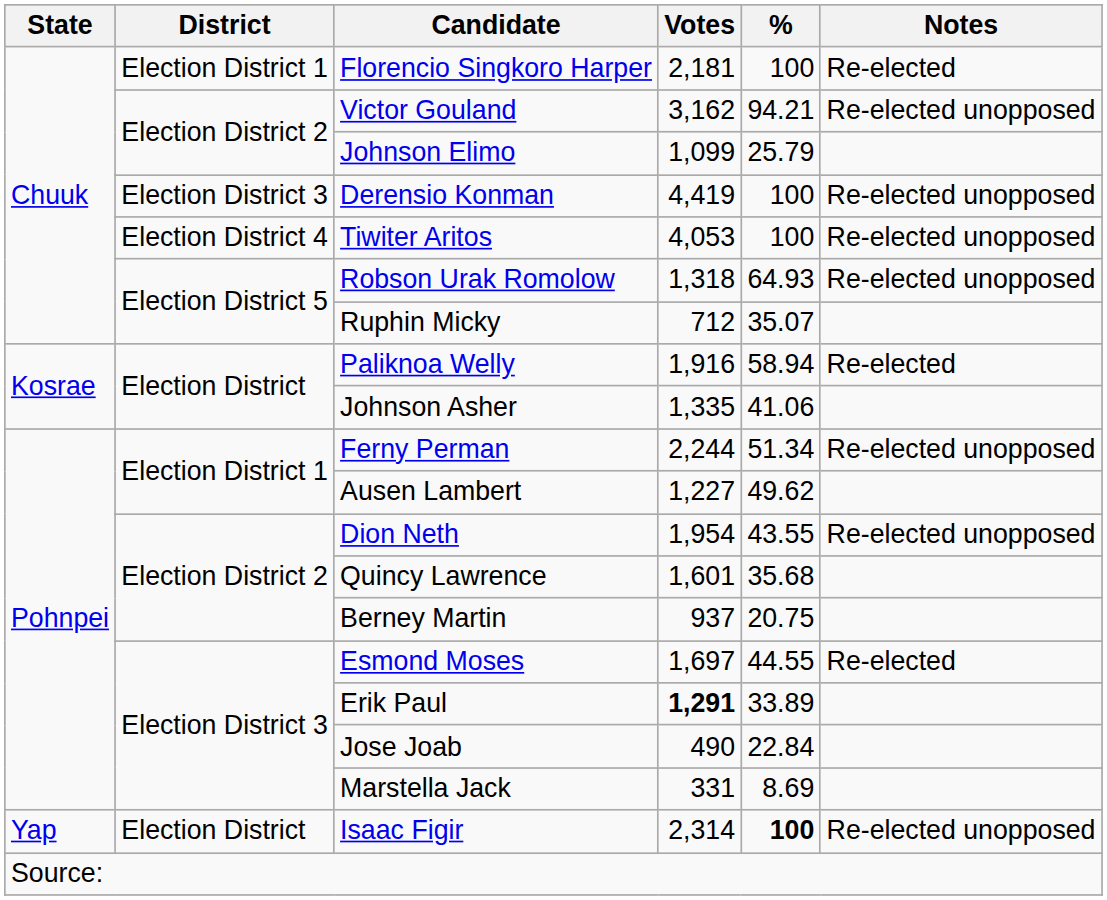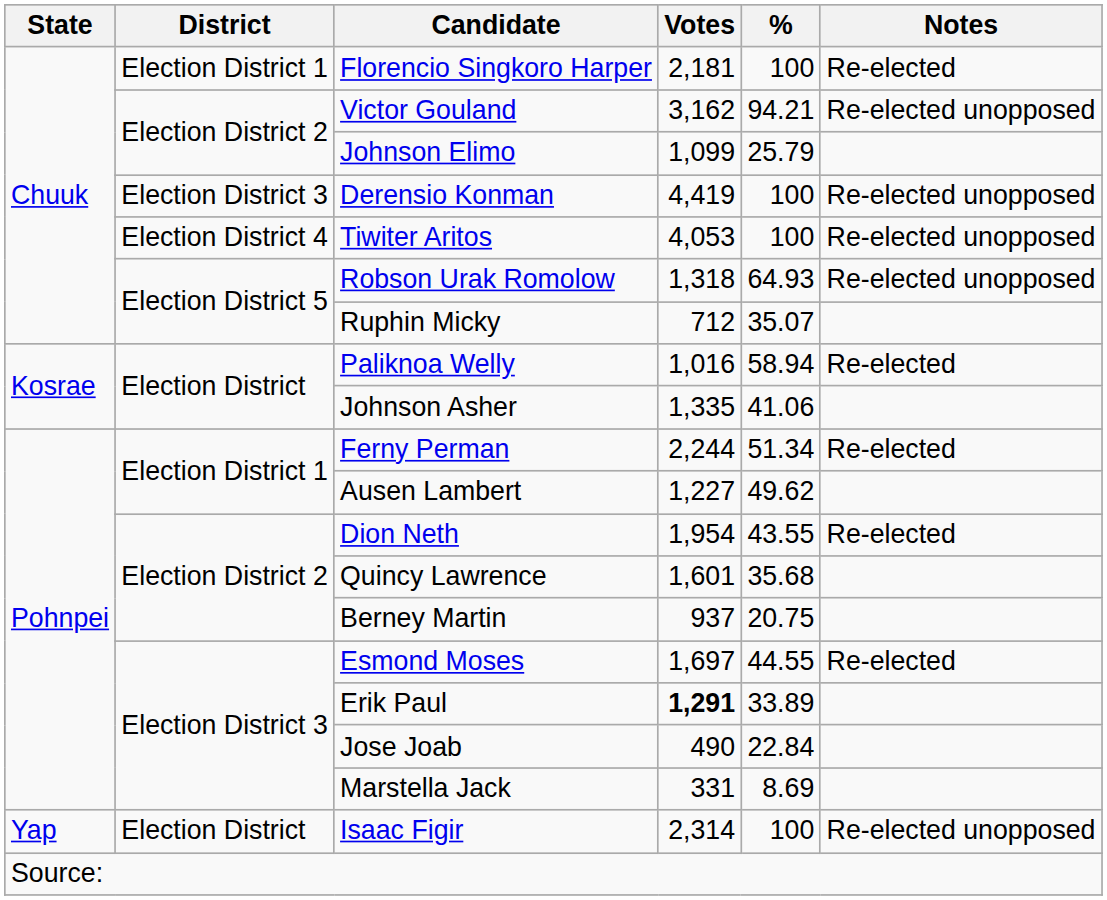(702, 364) 1,916 -> (702, 364) 1,016
(961, 449) Re-elected unopposed -> (891, 449) Re-elected
(961, 534) Re-elected unopposed -> (891, 534) Re-elected
(792, 830) bold -> (792, 830) normal
